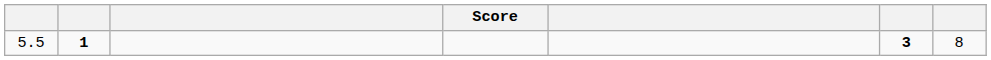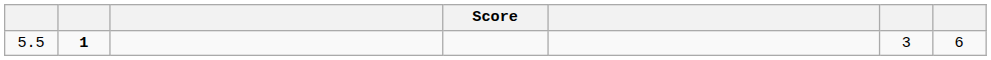(906, 43) bold -> (906, 43) normal
(959, 43) 8 -> (959, 43) 6
